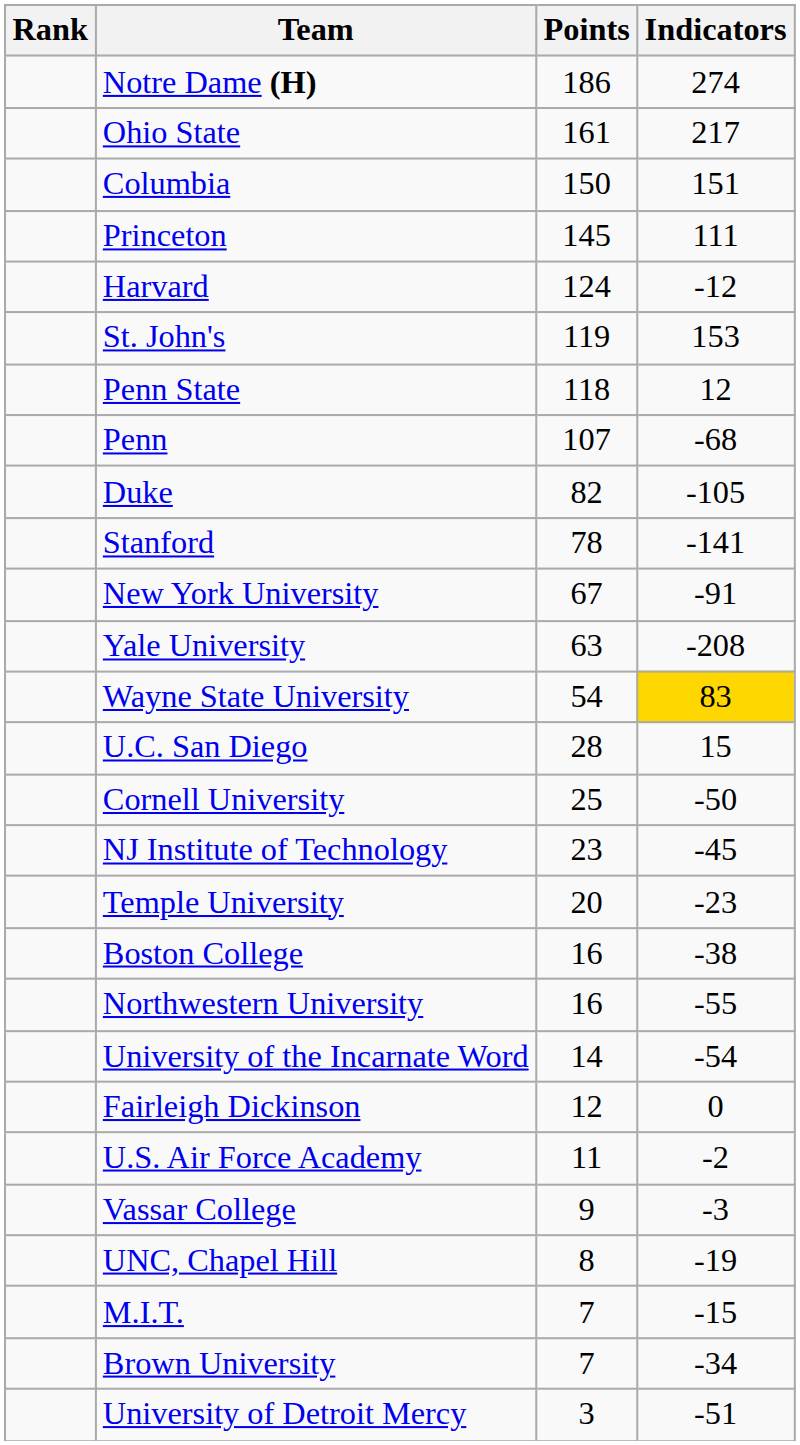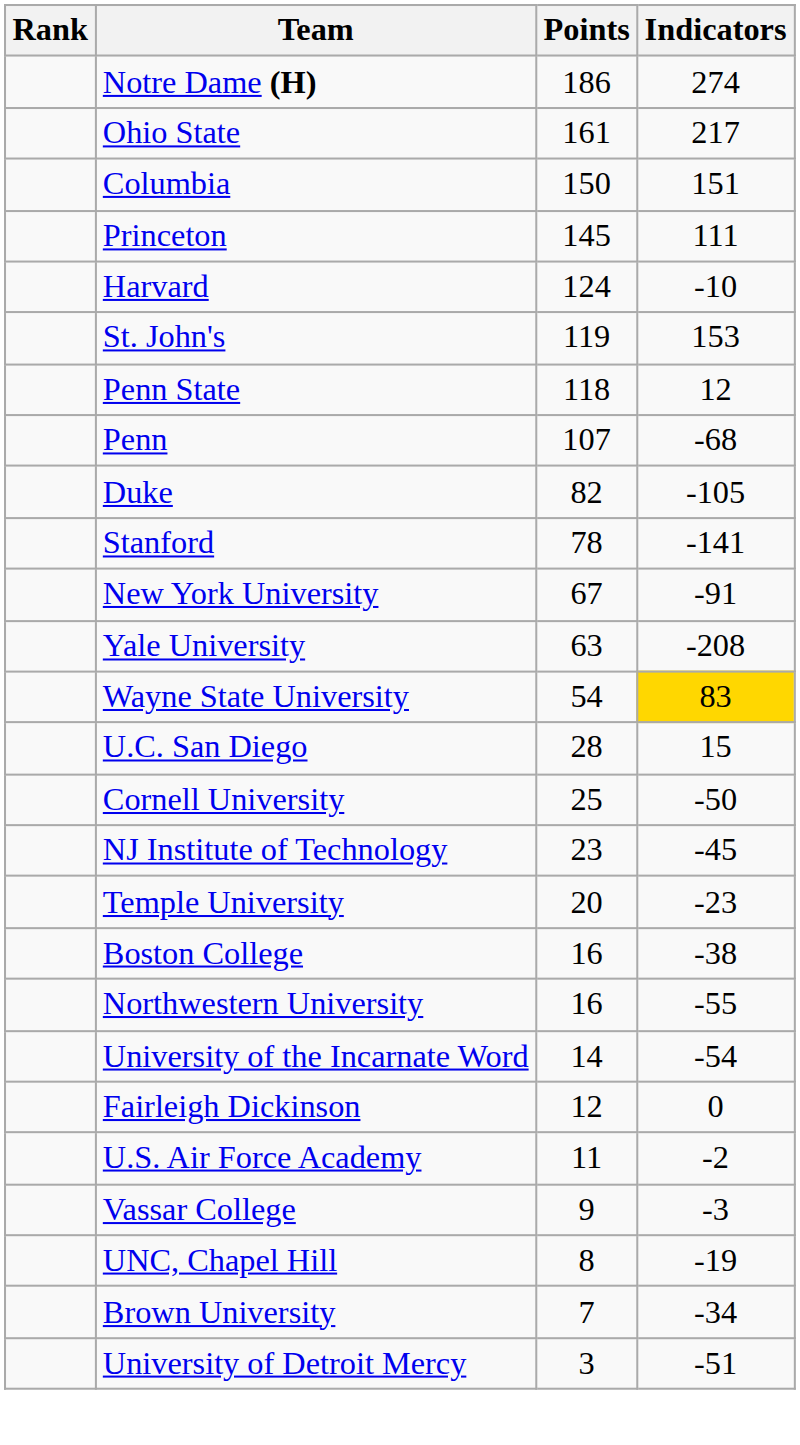(716, 286) -12 -> (716, 286) -10
- row: (143, 1311)
